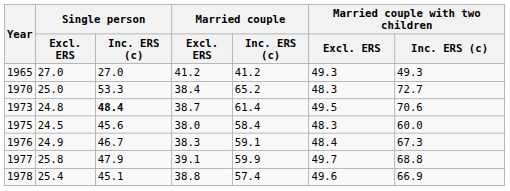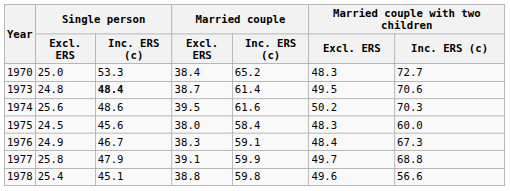- row: (20, 72)
+ row: (20, 107)
(248, 177) 57.4 -> (248, 177) 59.8
(410, 177) 66.9 -> (410, 177) 56.6
